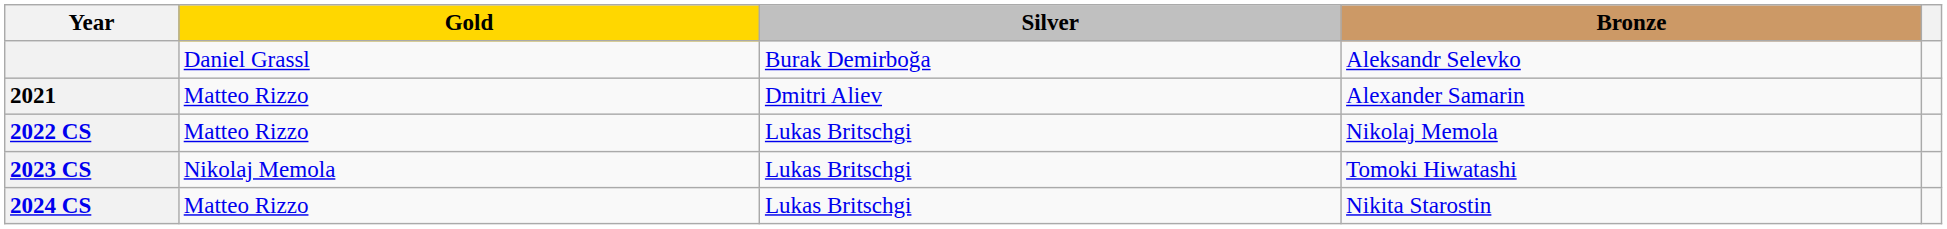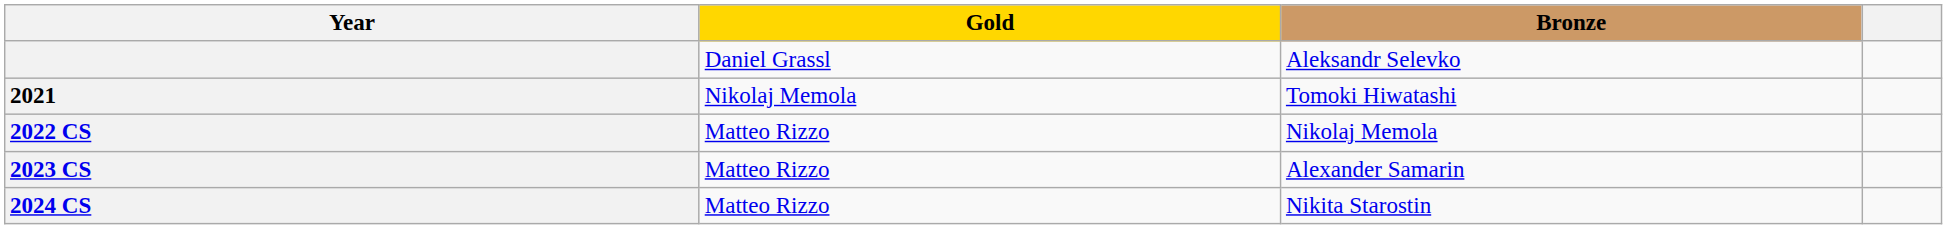- column: (1050, 22)
(246, 95) Matteo Rizzo -> (781, 95) Nikolaj Memola
(1435, 95) Alexander Samarin -> (1371, 95) Tomoki Hiwatashi
(260, 168) Nikolaj Memola -> (767, 168) Matteo Rizzo
(1431, 168) Tomoki Hiwatashi -> (1375, 168) Alexander Samarin
